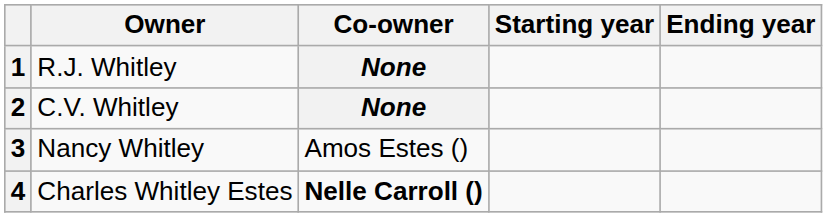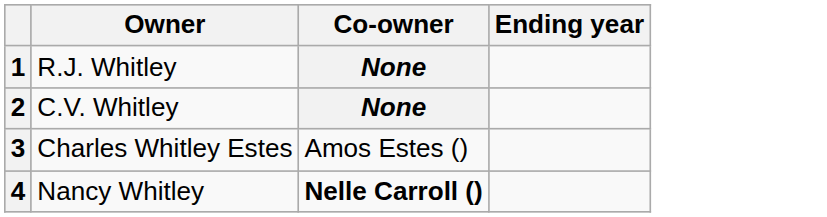- column: (574, 25)
(121, 149) Nancy Whitley -> (165, 149) Charles Whitley Estes
(165, 190) Charles Whitley Estes -> (121, 190) Nancy Whitley
